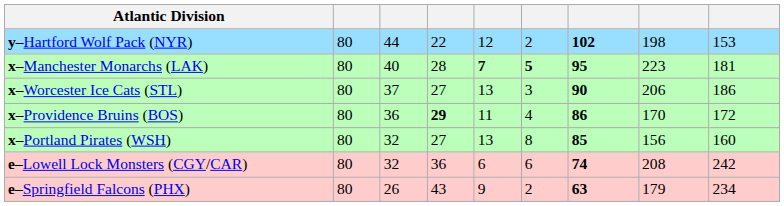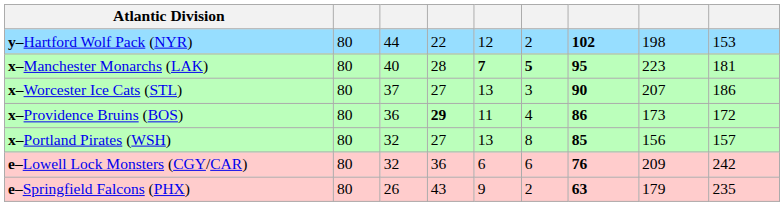(654, 90) 206 -> (654, 90) 207
(654, 115) 170 -> (654, 115) 173
(724, 139) 160 -> (724, 139) 157
(579, 164) 74 -> (579, 164) 76
(654, 164) 208 -> (654, 164) 209
(724, 189) 234 -> (724, 189) 235
